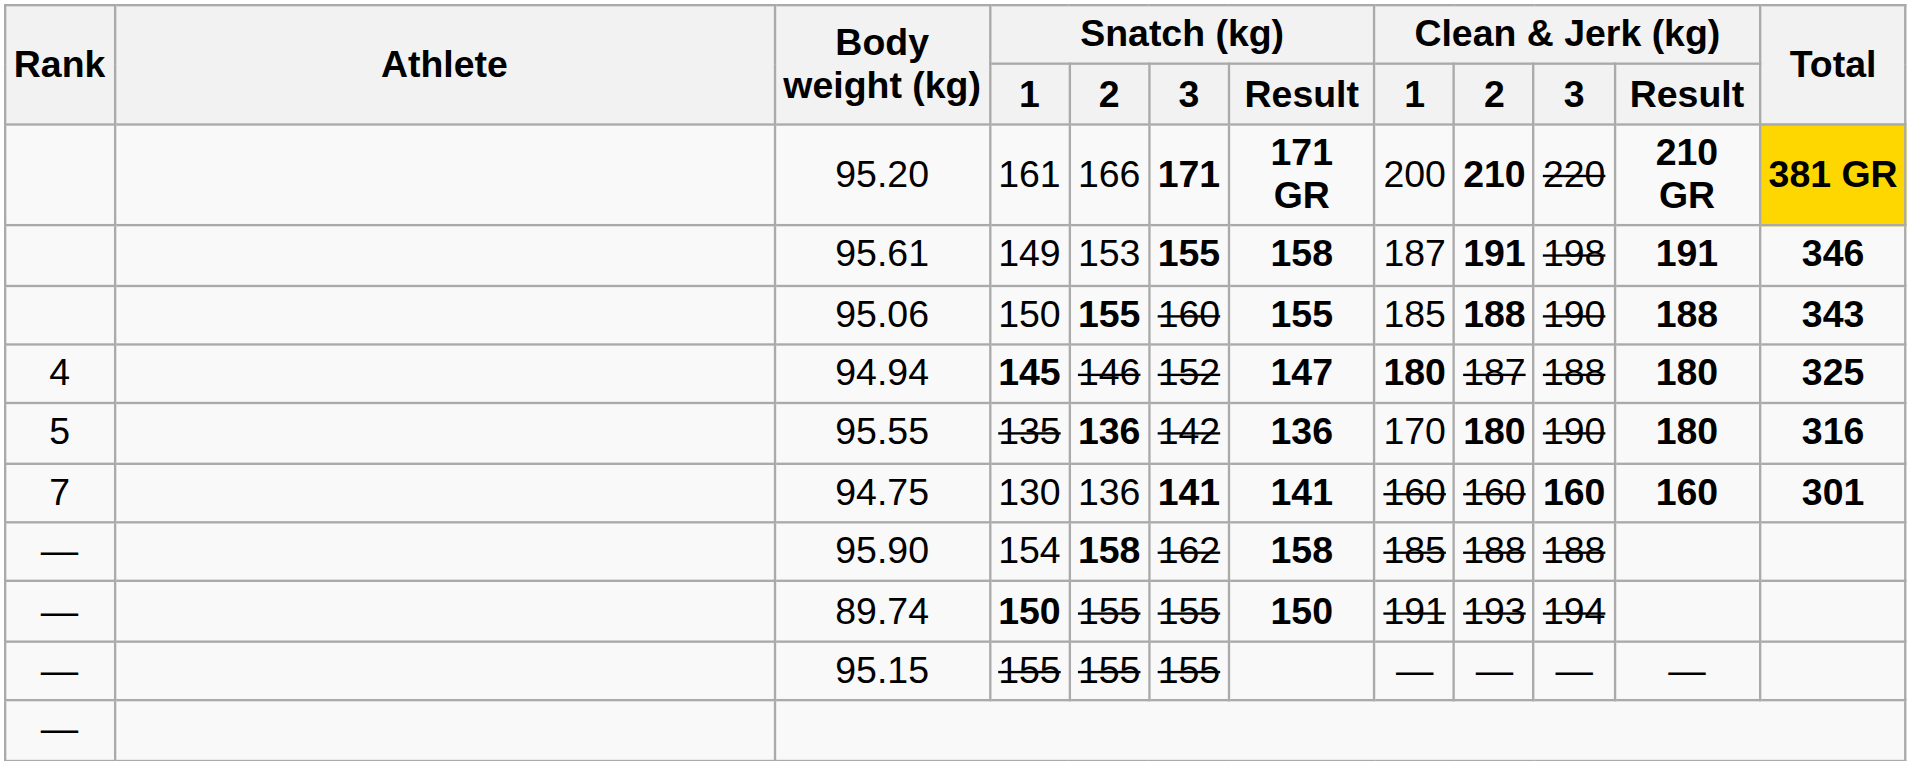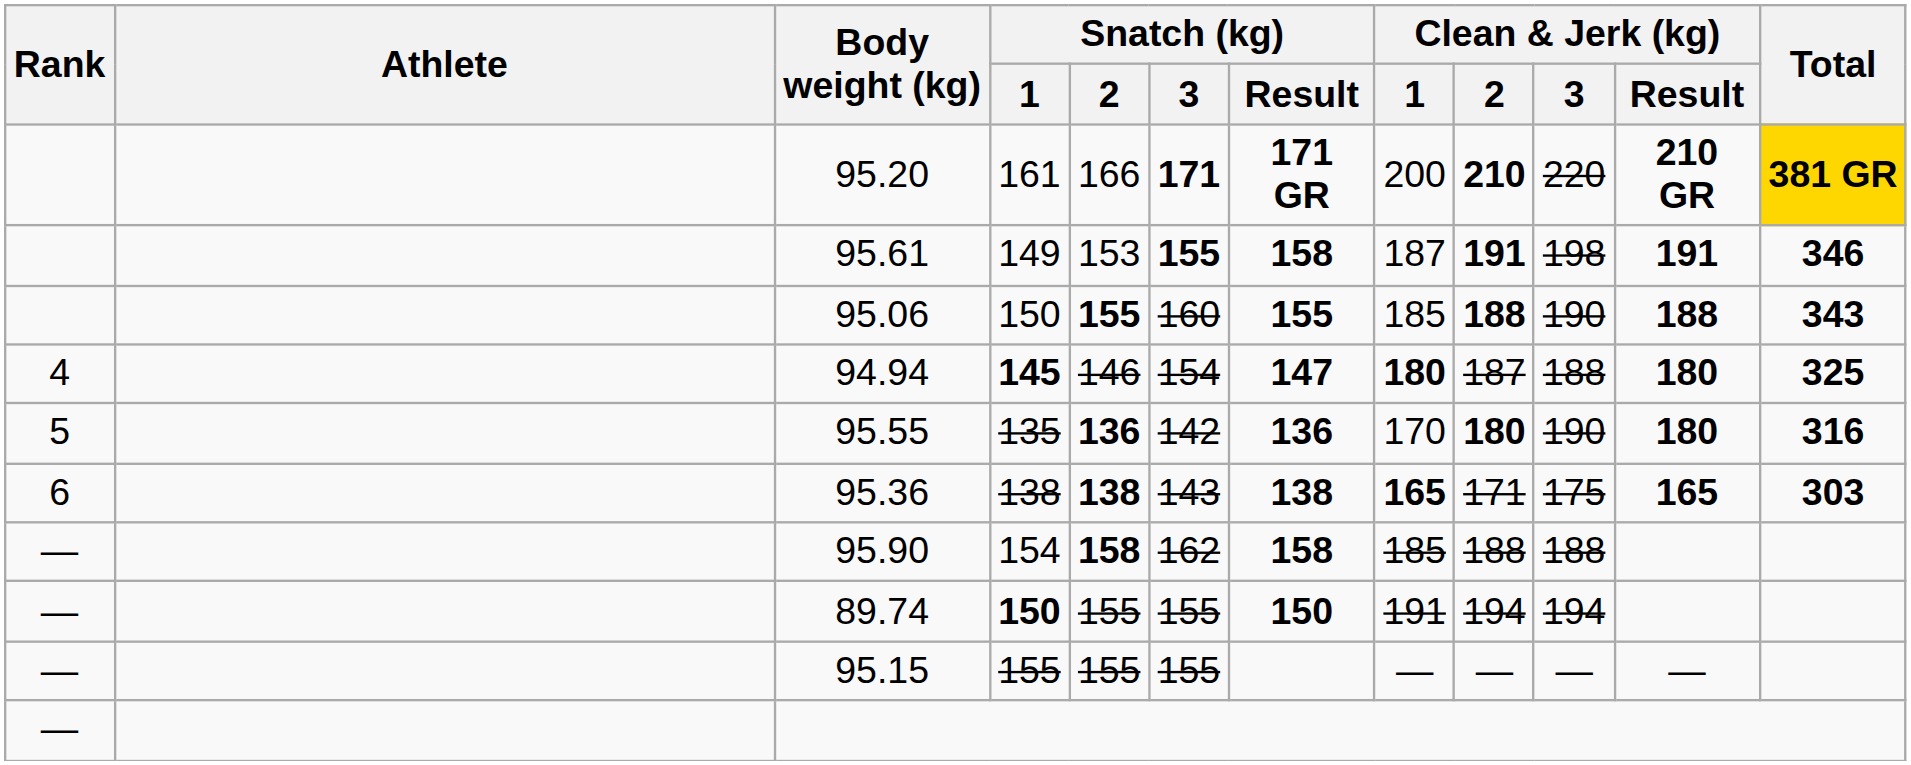(1189, 373) 152 -> (1189, 373) 154
+ row: (882, 491)
- row: (882, 491)
(1494, 610) 193 -> (1494, 610) 194
